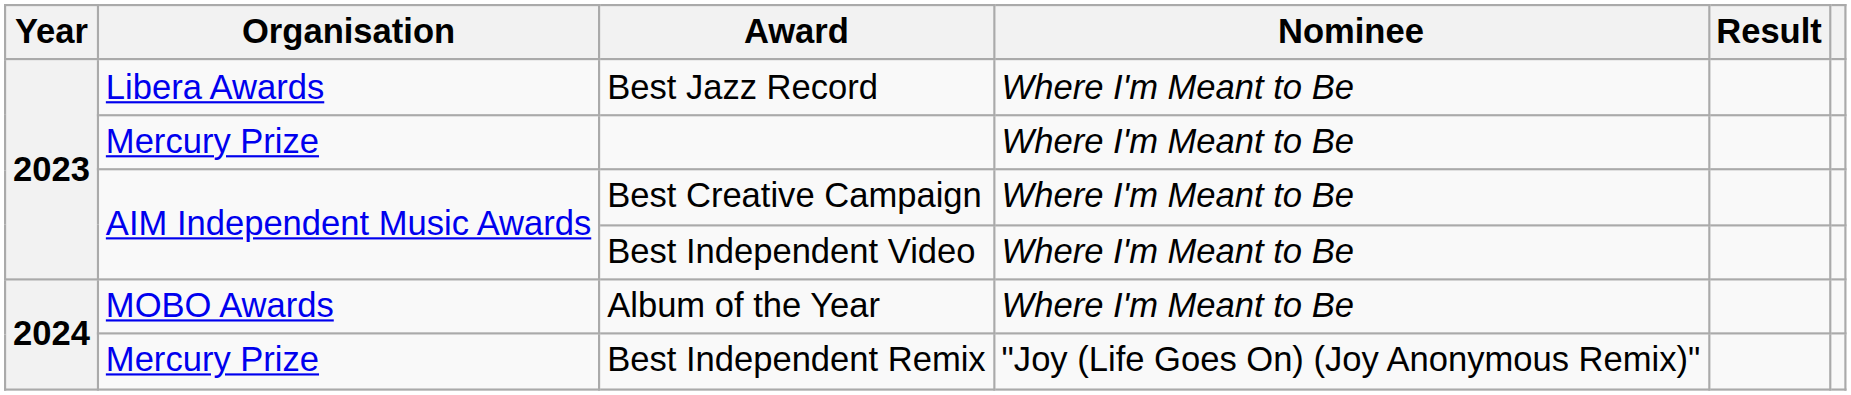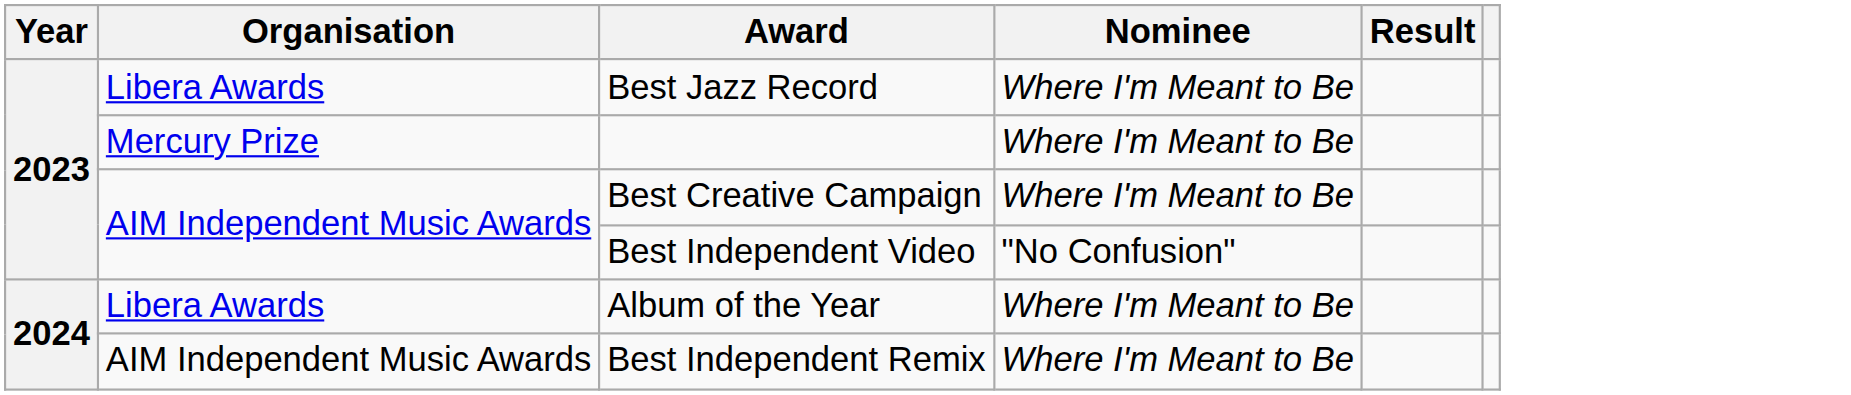(1178, 251) Where I'm Meant to Be -> (1119, 251) "No Confusion"
(220, 305) MOBO Awards -> (215, 305) Libera Awards
(212, 360) Mercury Prize -> (349, 360) AIM Independent Music Awards
(1351, 360) "Joy (Life Goes On) (Joy Anonymous Remix)" -> (1178, 360) Where I'm Meant to Be
